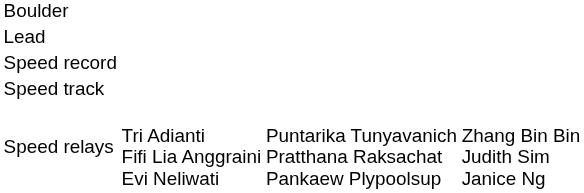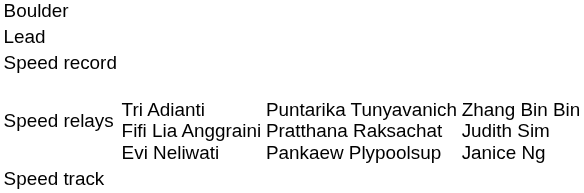rows swapped: (54, 88) <-> (59, 146)
